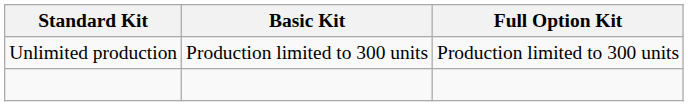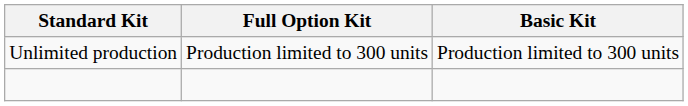columns swapped: (307, 20) <-> (558, 20)
